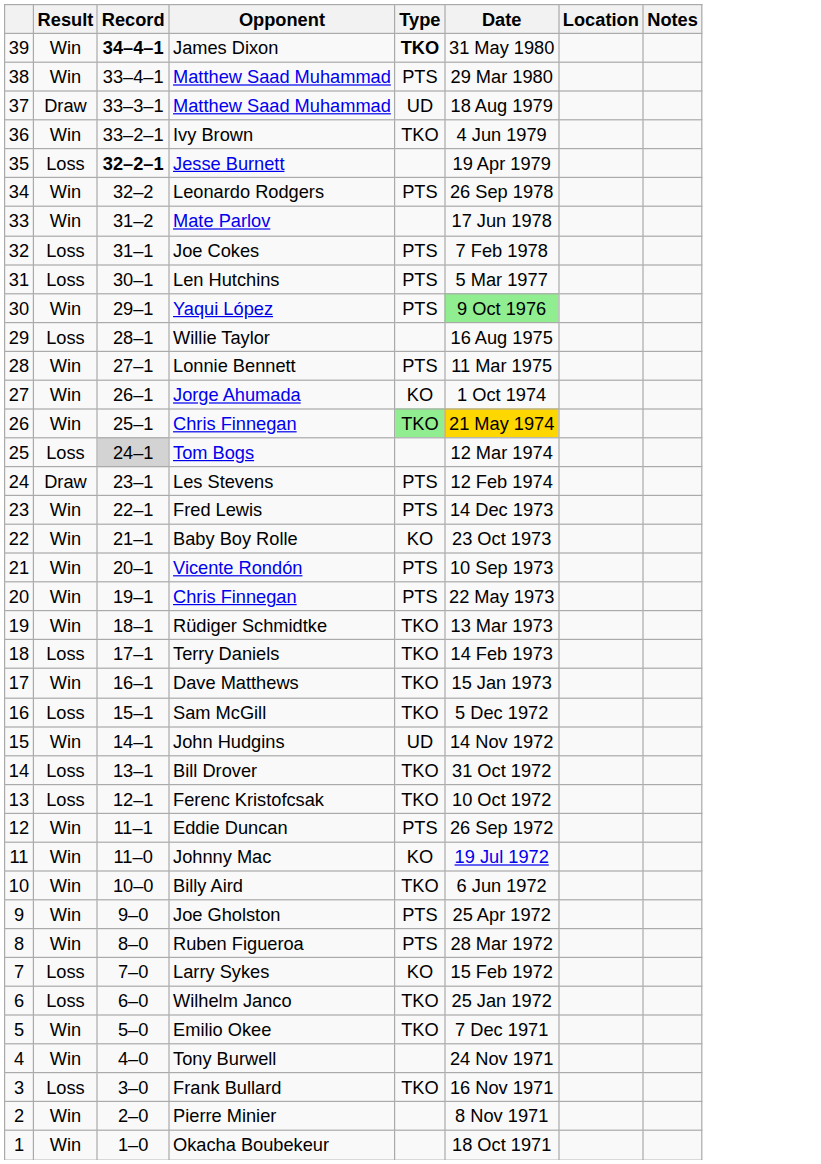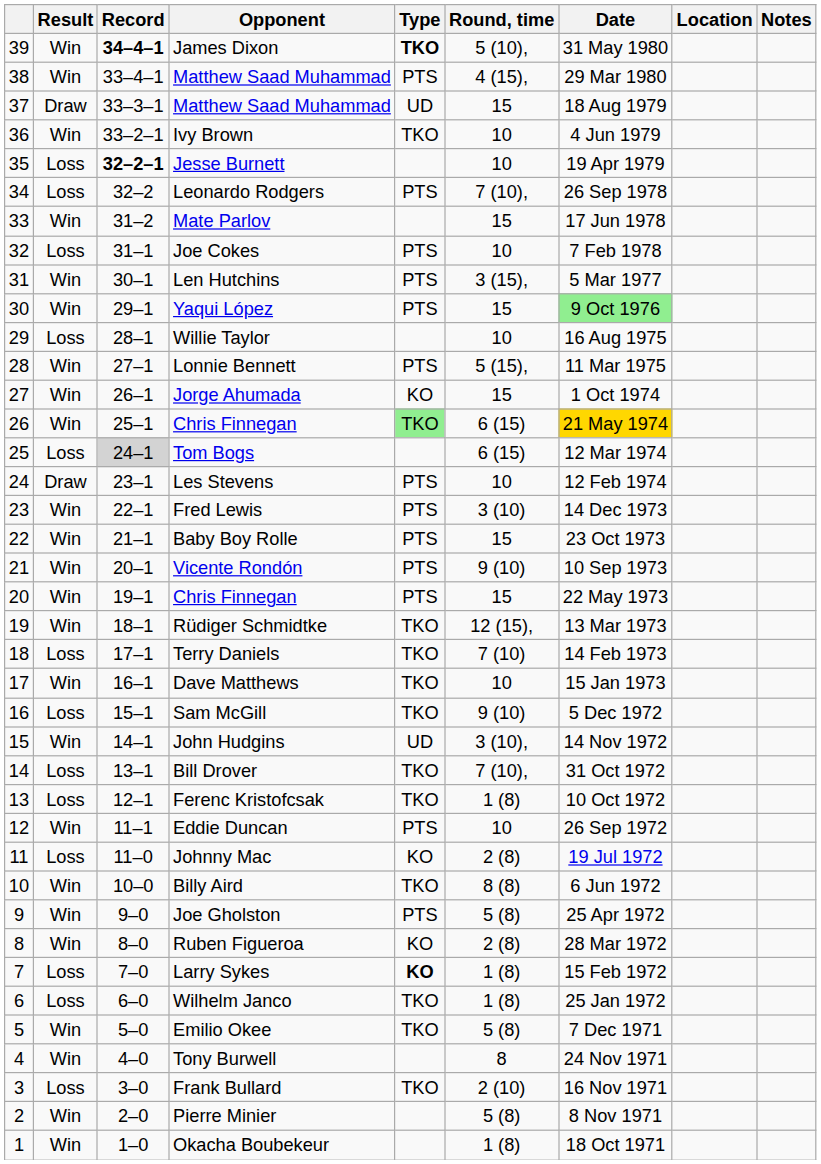+ column: (502, 19)
(65, 192) Win -> (65, 192) Loss
(65, 279) Loss -> (65, 279) Win
(420, 539) KO -> (420, 539) PTS
(65, 857) Win -> (65, 857) Loss
(420, 943) PTS -> (420, 943) KO
(420, 972) normal -> (420, 972) bold
